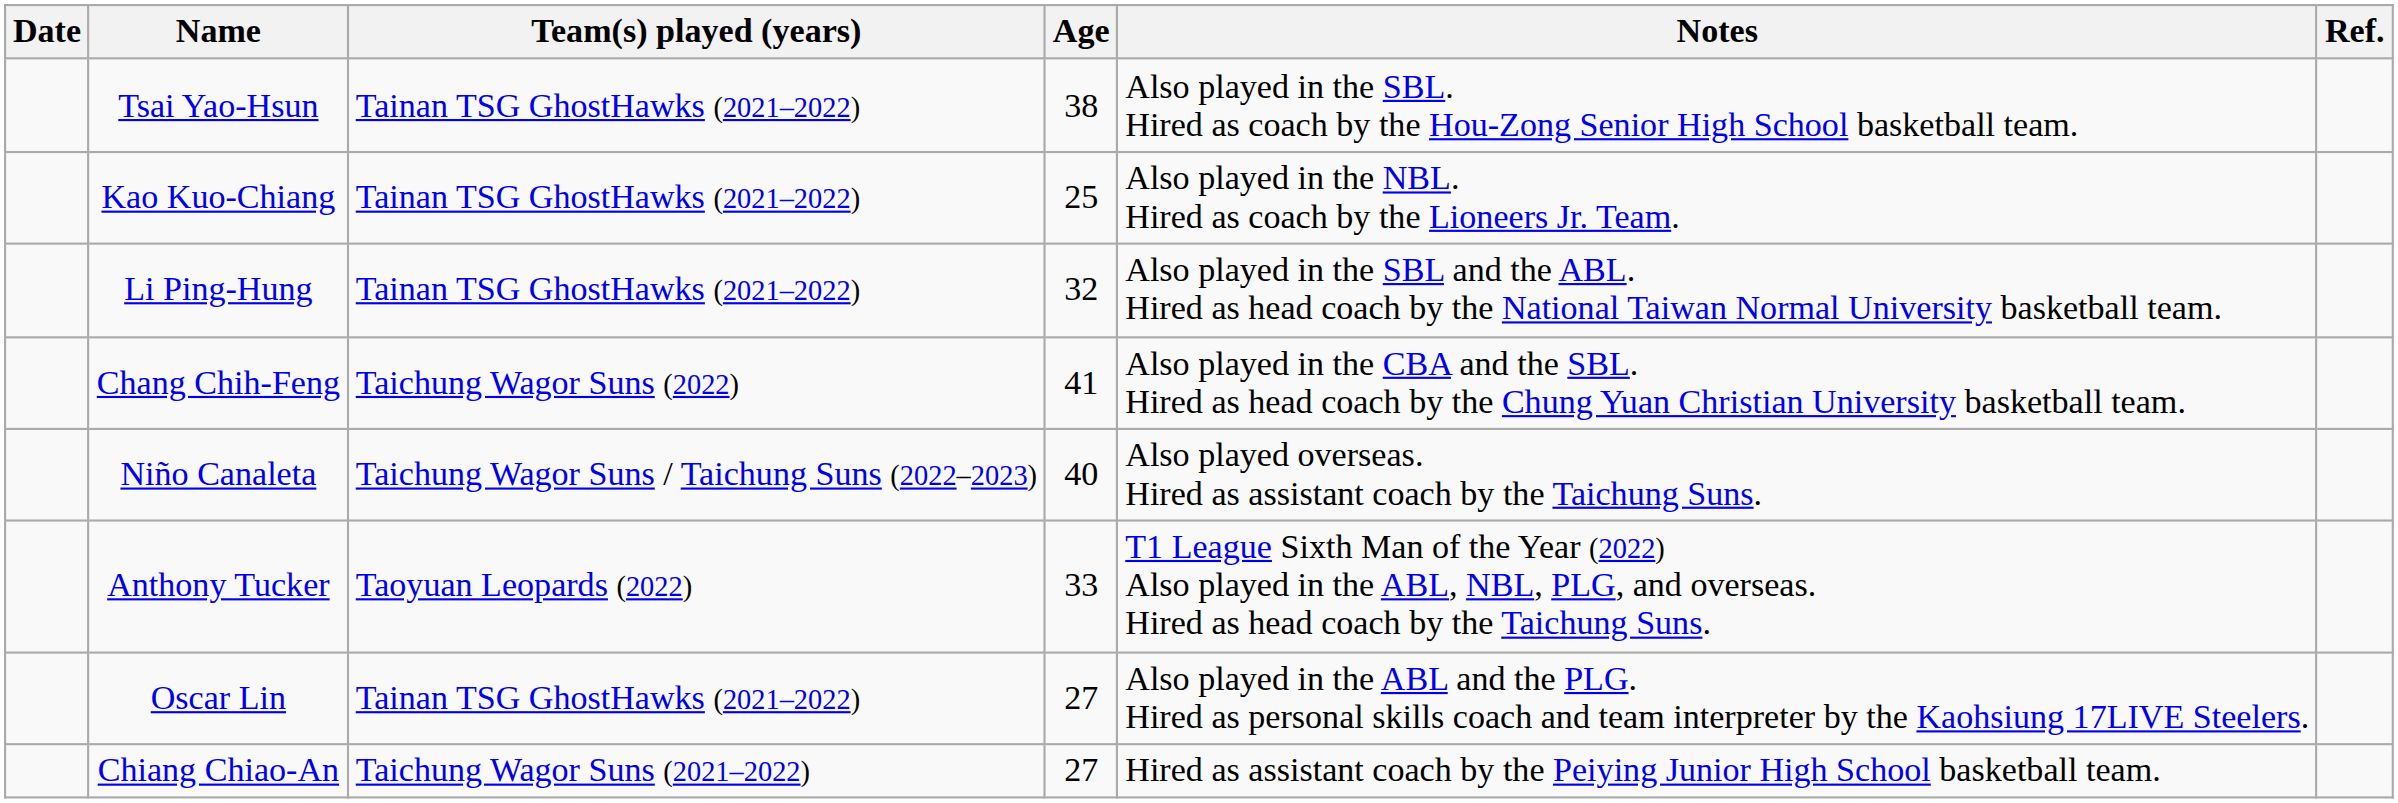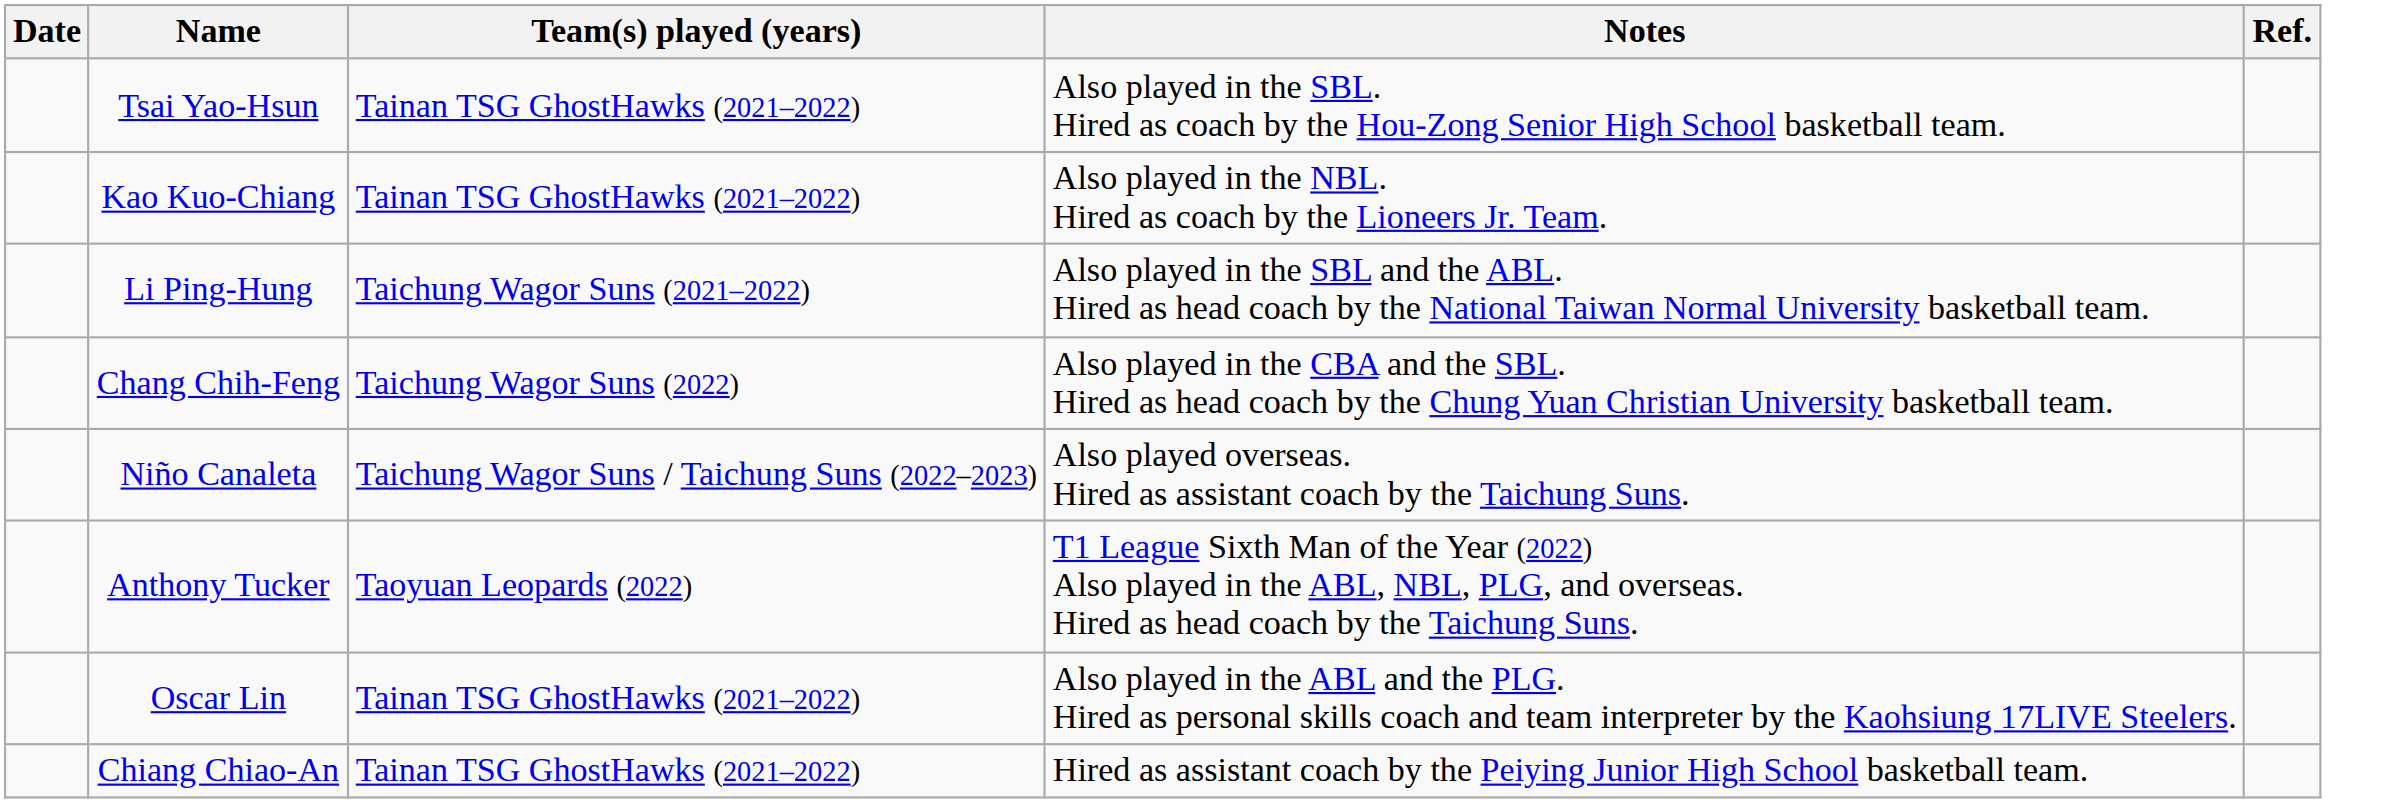- column: (1081, 31)
(608, 289) Tainan TSG GhostHawks (2021–2022) -> (583, 289) Taichung Wagor Suns (2021–2022)
(583, 770) Taichung Wagor Suns (2021–2022) -> (608, 770) Tainan TSG GhostHawks (2021–2022)
